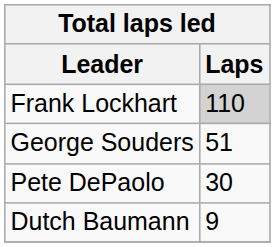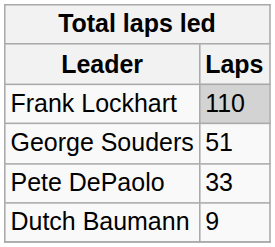(219, 182) 30 -> (219, 182) 33
